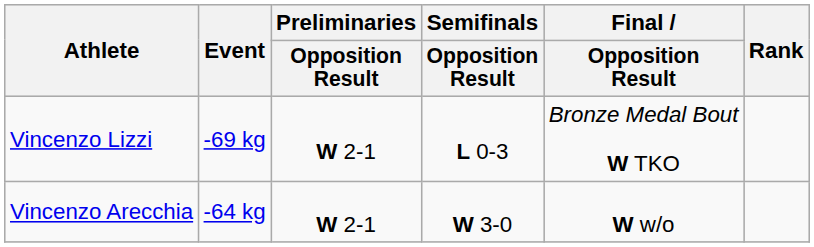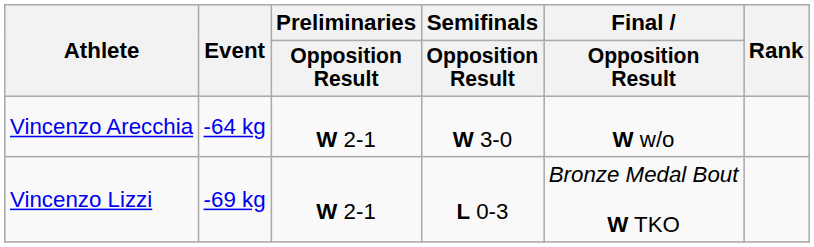rows swapped: (102, 212) <-> (81, 139)
